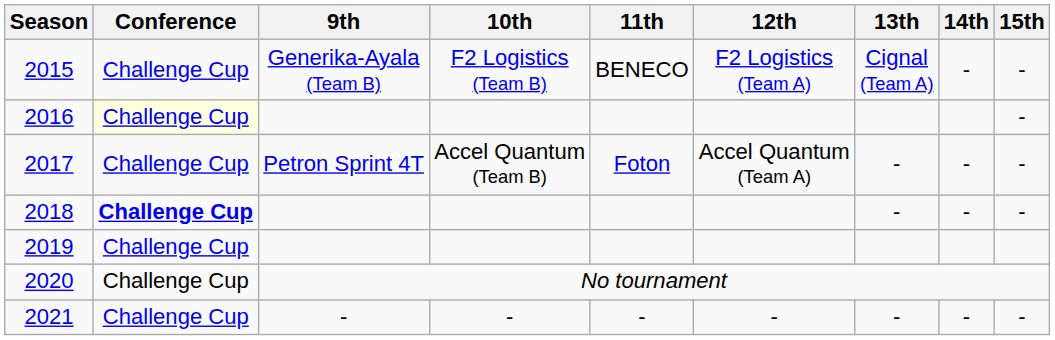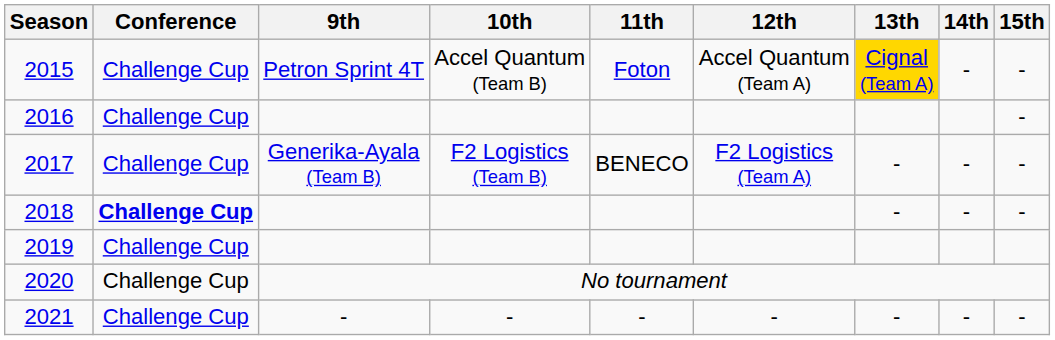(344, 69) Generika-Ayala (Team B) -> (344, 69) Petron Sprint 4T
(510, 69) F2 Logistics (Team B) -> (510, 69) Accel Quantum (Team B)
(642, 69) BENECO -> (642, 69) Foton
(774, 69) F2 Logistics (Team A) -> (774, 69) Accel Quantum (Team A)
(897, 69) no background -> (897, 69) gold background
(176, 116) lightyellow background -> (176, 116) no background
(344, 164) Petron Sprint 4T -> (344, 164) Generika-Ayala (Team B)
(510, 164) Accel Quantum (Team B) -> (510, 164) F2 Logistics (Team B)
(642, 164) Foton -> (642, 164) BENECO
(774, 164) Accel Quantum (Team A) -> (774, 164) F2 Logistics (Team A)
